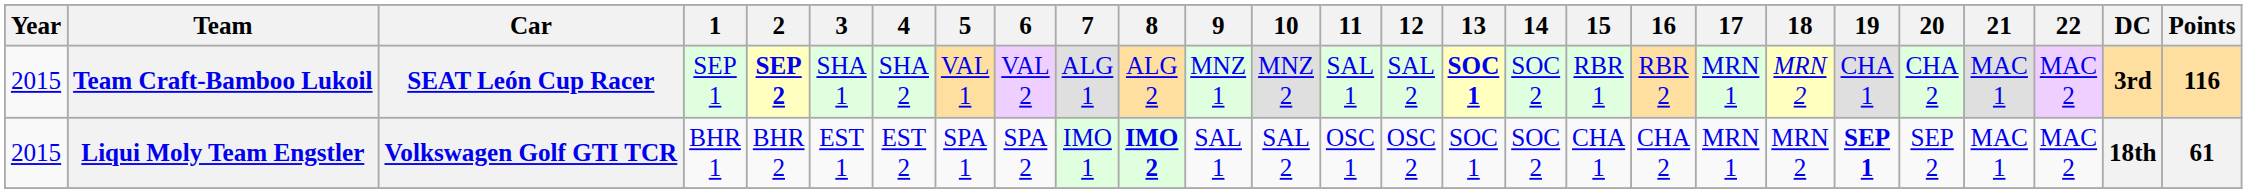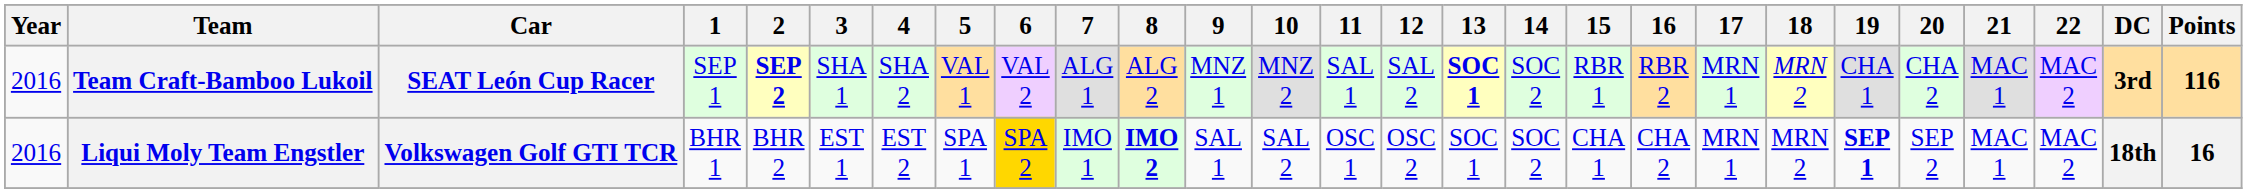(36, 81) 2015 -> (36, 81) 2016
(36, 152) 2015 -> (36, 152) 2016
(1025, 152) no background -> (1025, 152) gold background
(2202, 152) 61 -> (2202, 152) 16
